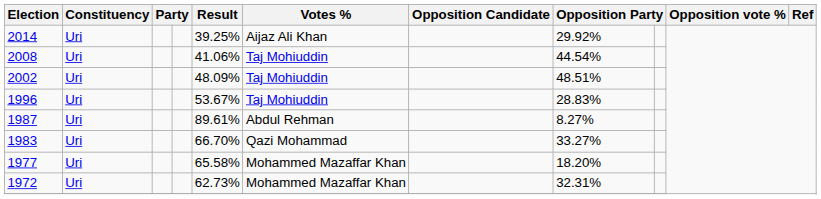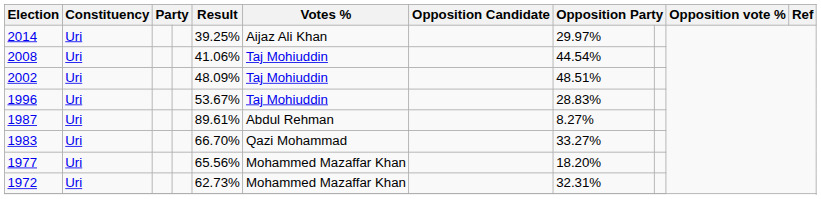(579, 36) 29.92% -> (579, 36) 29.97%
(217, 162) 65.58% -> (217, 162) 65.56%
